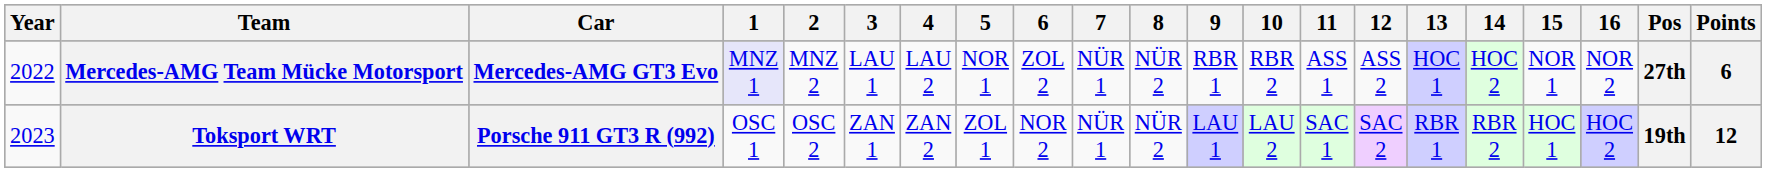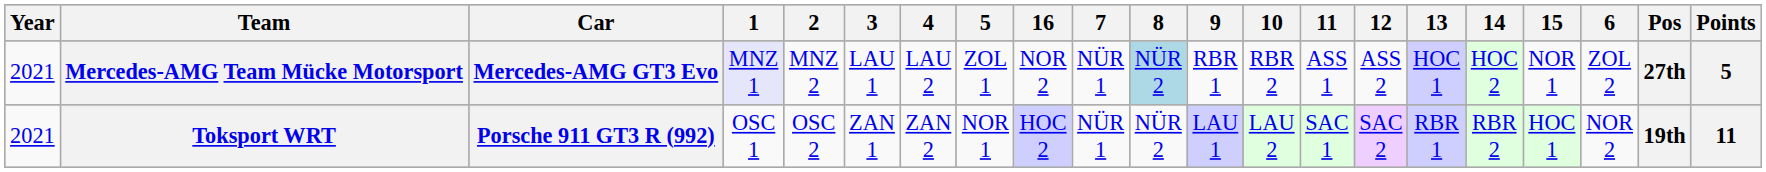columns swapped: (1043, 22) <-> (1609, 22)
(32, 72) 2022 -> (32, 72) 2021
(985, 72) NOR 1 -> (985, 72) ZOL 1
(1158, 72) no background -> (1158, 72) lightblue background
(1726, 72) 6 -> (1726, 72) 5
(32, 135) 2023 -> (32, 135) 2021
(985, 135) ZOL 1 -> (985, 135) NOR 1
(1726, 135) 12 -> (1726, 135) 11
